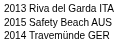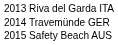rows swapped: (57, 36) <-> (58, 22)
